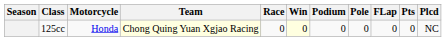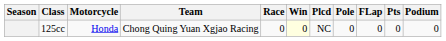columns swapped: (329, 12) <-> (429, 12)
(191, 28) lightyellow background -> (191, 28) no background
